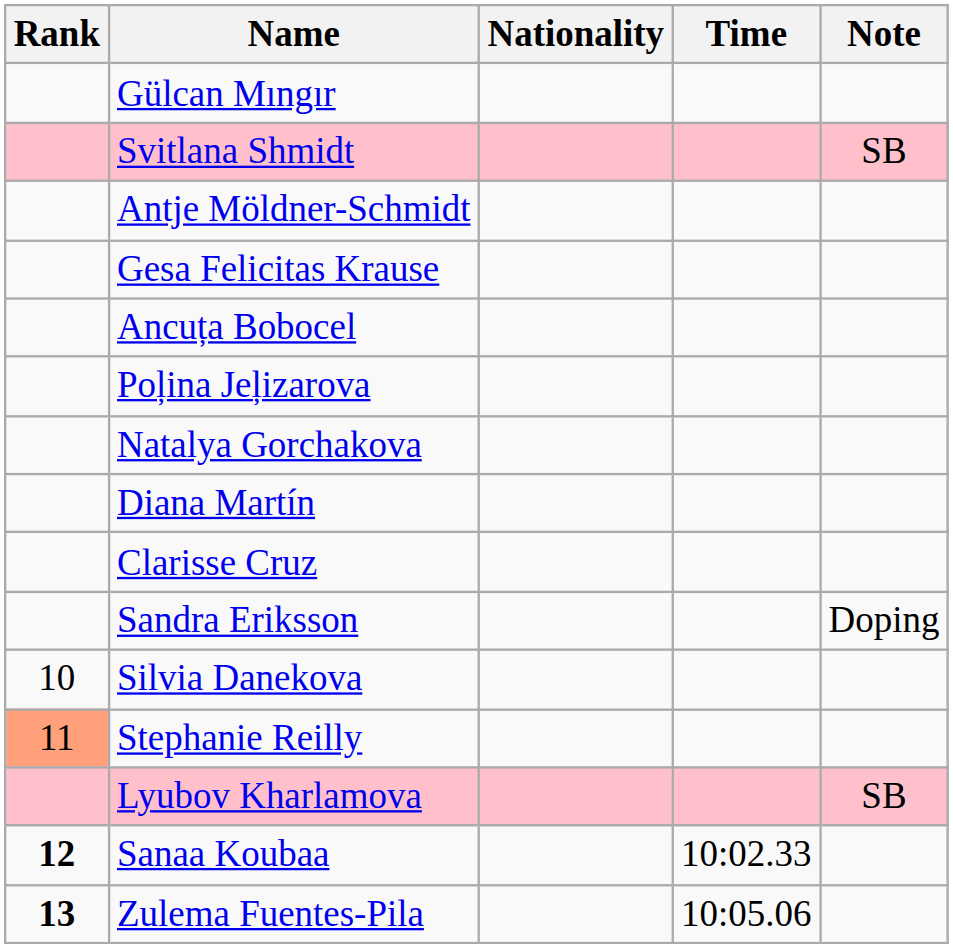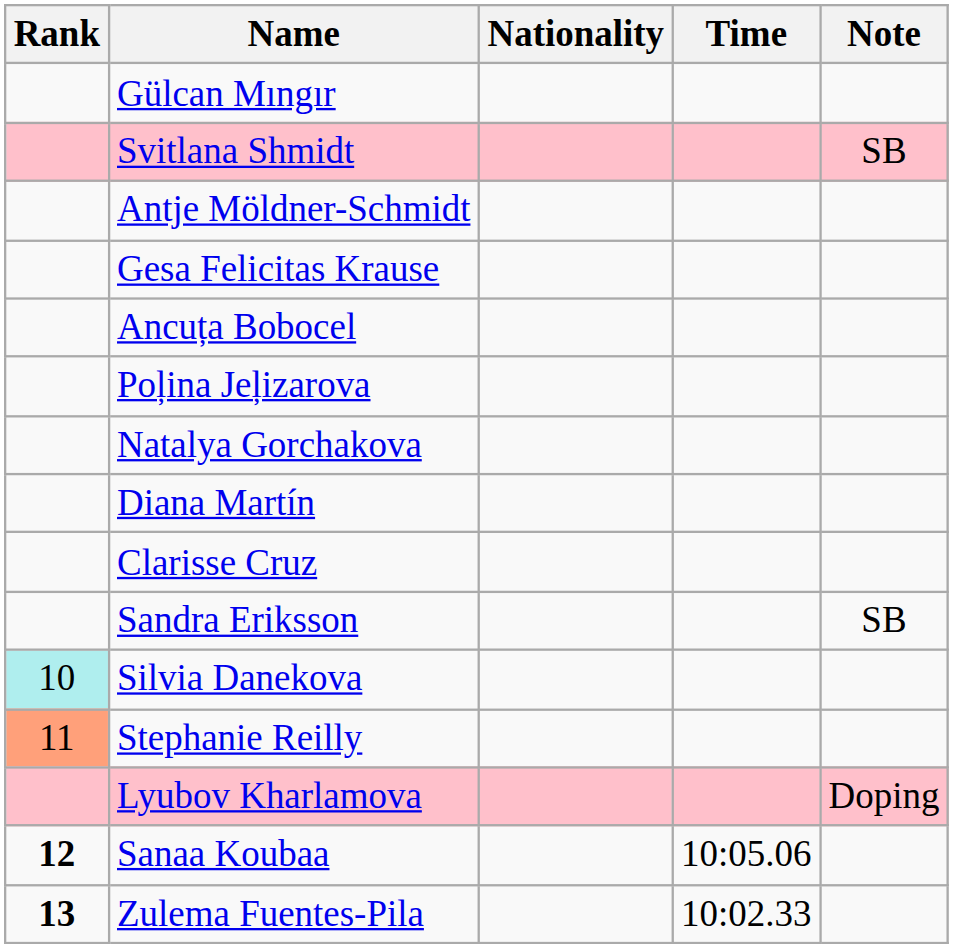(884, 619) Doping -> (884, 619) SB
(57, 678) no background -> (57, 678) paleturquoise background
(884, 795) SB -> (884, 795) Doping
(746, 854) 10:02.33 -> (746, 854) 10:05.06
(746, 913) 10:05.06 -> (746, 913) 10:02.33
